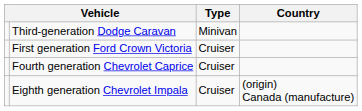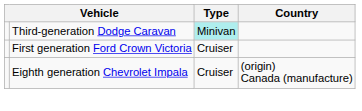(218, 31) no background -> (216, 31) paleturquoise background
- row: (103, 66)
